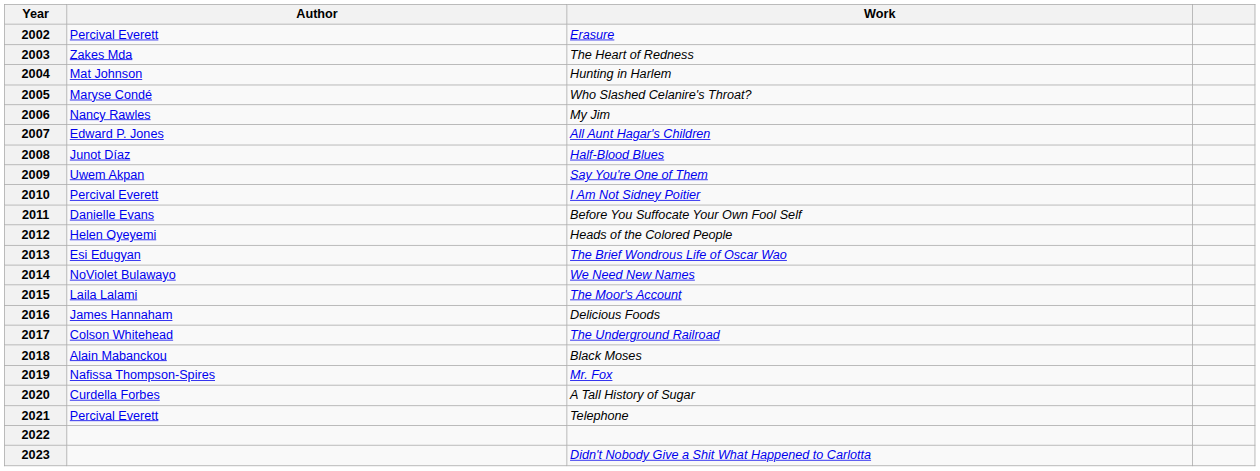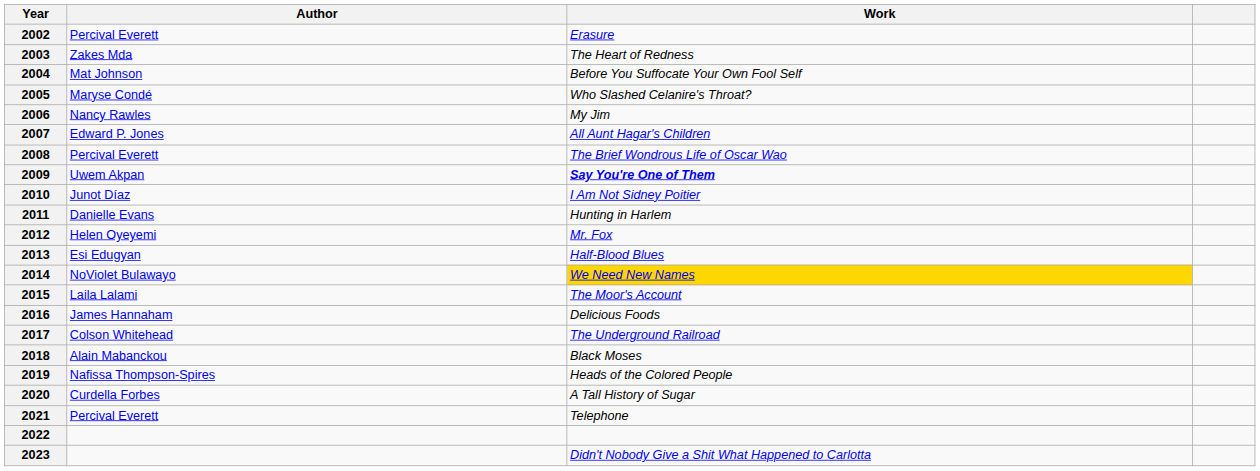(621, 74) Hunting in Harlem -> (686, 74) Before You Suffocate Your Own Fool Self
(100, 154) Junot Díaz -> (114, 154) Percival Everett
(617, 154) Half-Blood Blues -> (678, 154) The Brief Wondrous Life of Oscar Wao
(639, 174) normal -> (642, 174) bold
(114, 194) Percival Everett -> (100, 194) Junot Díaz
(686, 214) Before You Suffocate Your Own Fool Self -> (621, 214) Hunting in Harlem
(651, 235) Heads of the Colored People -> (591, 235) Mr. Fox
(678, 255) The Brief Wondrous Life of Oscar Wao -> (617, 255) Half-Blood Blues
(632, 275) no background -> (632, 275) gold background
(591, 375) Mr. Fox -> (651, 375) Heads of the Colored People
